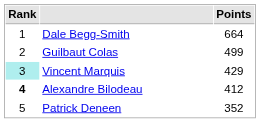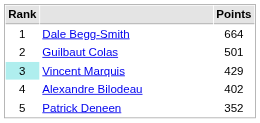(234, 52) 499 -> (234, 52) 501
(22, 89) bold -> (22, 89) normal
(234, 89) 412 -> (234, 89) 402
